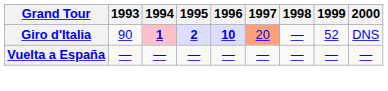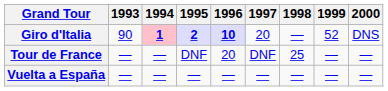(263, 34) lightsalmon background -> (263, 34) no background
+ row: (56, 55)
